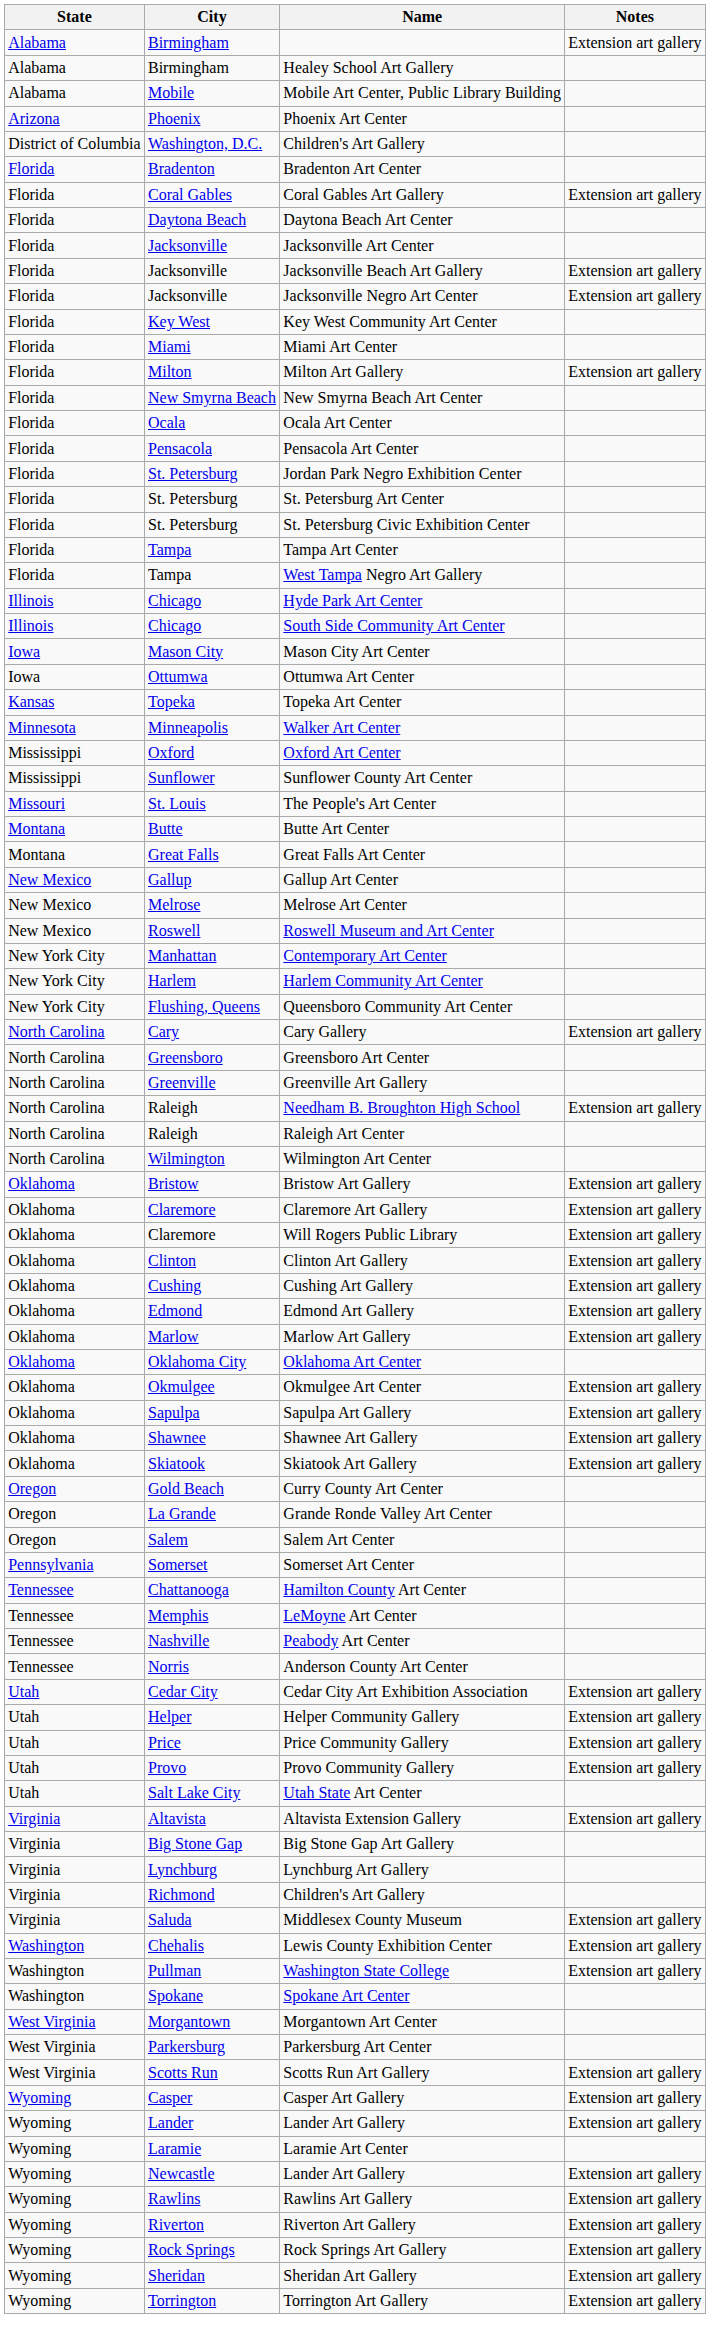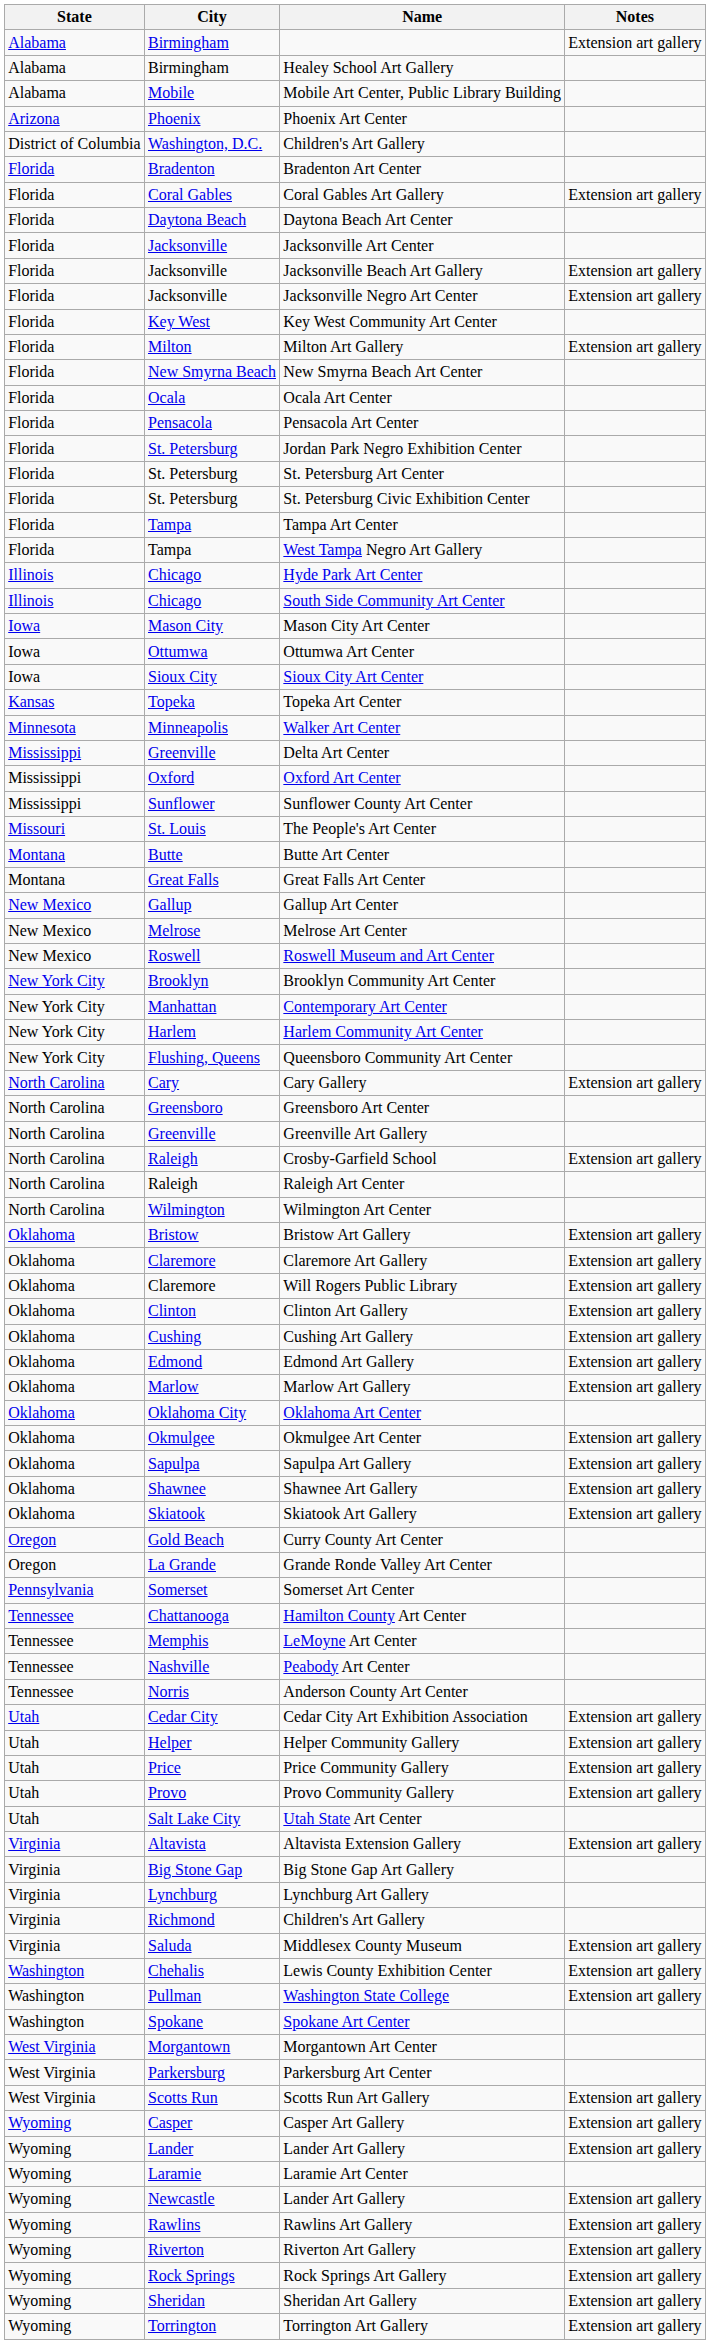- row: (169, 347)
+ row: (182, 676)
+ row: (182, 753)
+ row: (178, 981)
+ row: (173, 1159)
- row: (173, 1108)
- row: (168, 1539)
